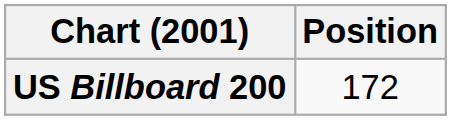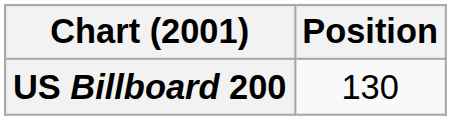(370, 86) 172 -> (370, 86) 130
